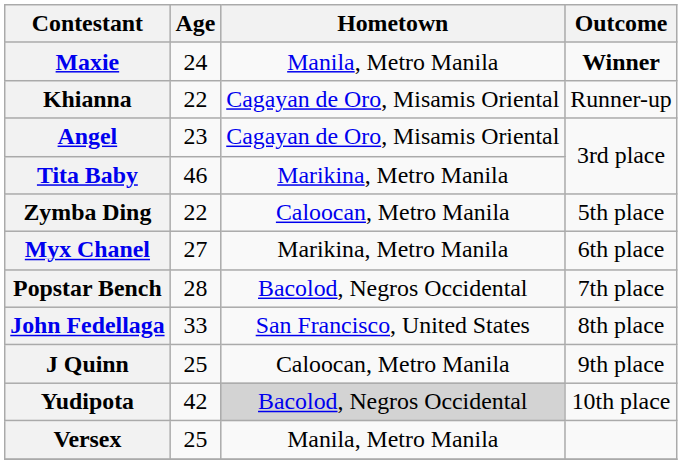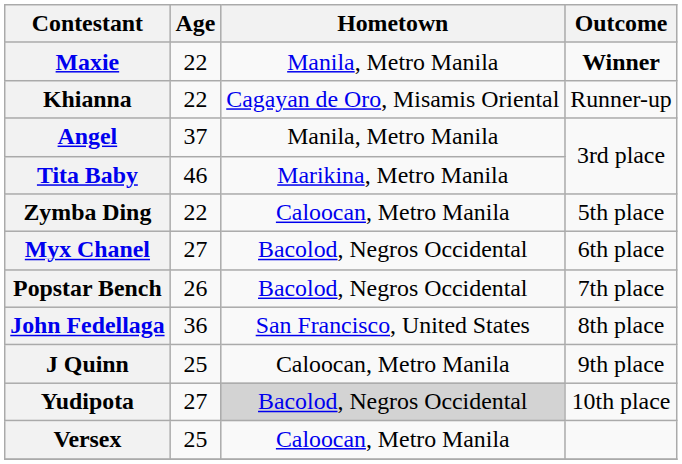(195, 61) 24 -> (195, 61) 22
(195, 136) 23 -> (195, 136) 37
(393, 136) Cagayan de Oro, Misamis Oriental -> (393, 136) Manila, Metro Manila
(393, 250) Marikina, Metro Manila -> (393, 250) Bacolod, Negros Occidental
(195, 288) 28 -> (195, 288) 26
(195, 325) 33 -> (195, 325) 36
(195, 401) 42 -> (195, 401) 27
(393, 439) Manila, Metro Manila -> (393, 439) Caloocan, Metro Manila
